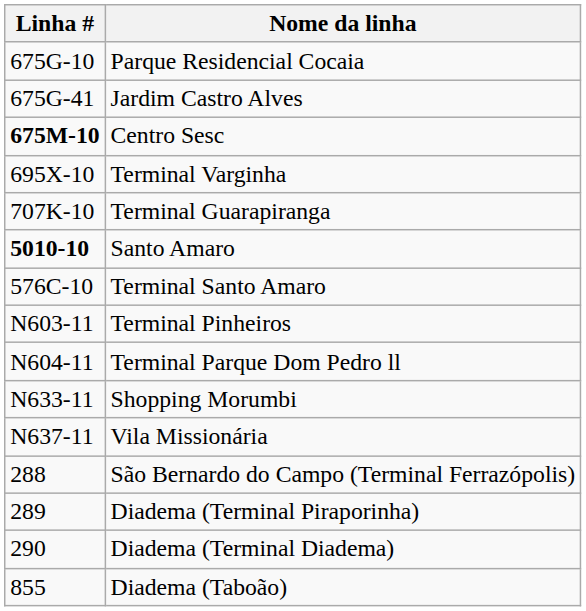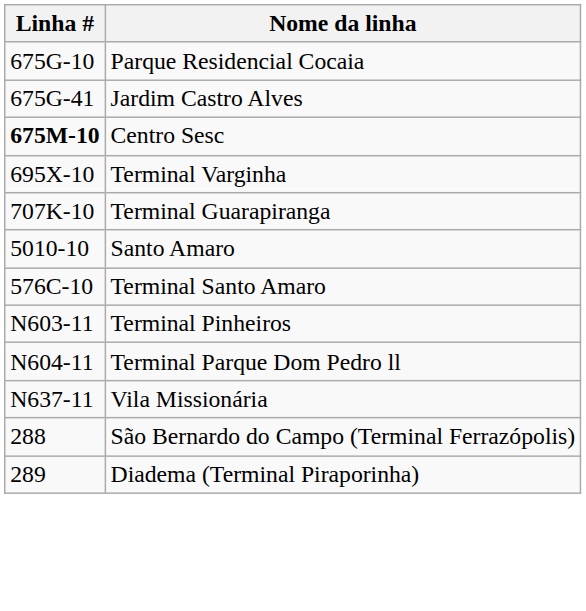(50, 248) bold -> (50, 248) normal
- row: (204, 398)
- row: (252, 549)
- row: (199, 586)
